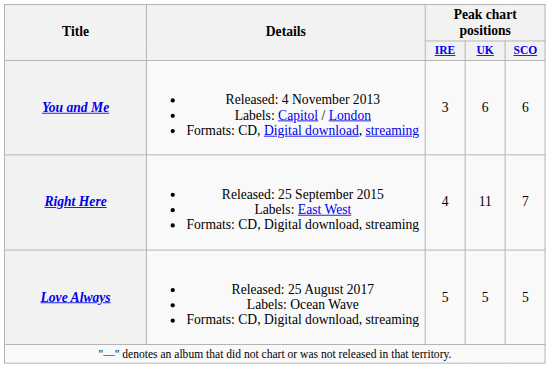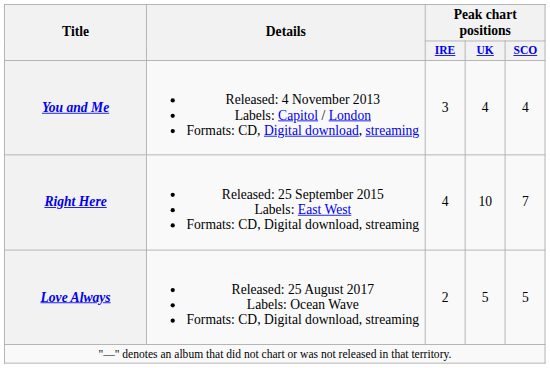(485, 107) 6 -> (485, 107) 4
(525, 107) 6 -> (525, 107) 4
(485, 202) 11 -> (485, 202) 10
(445, 297) 5 -> (445, 297) 2
